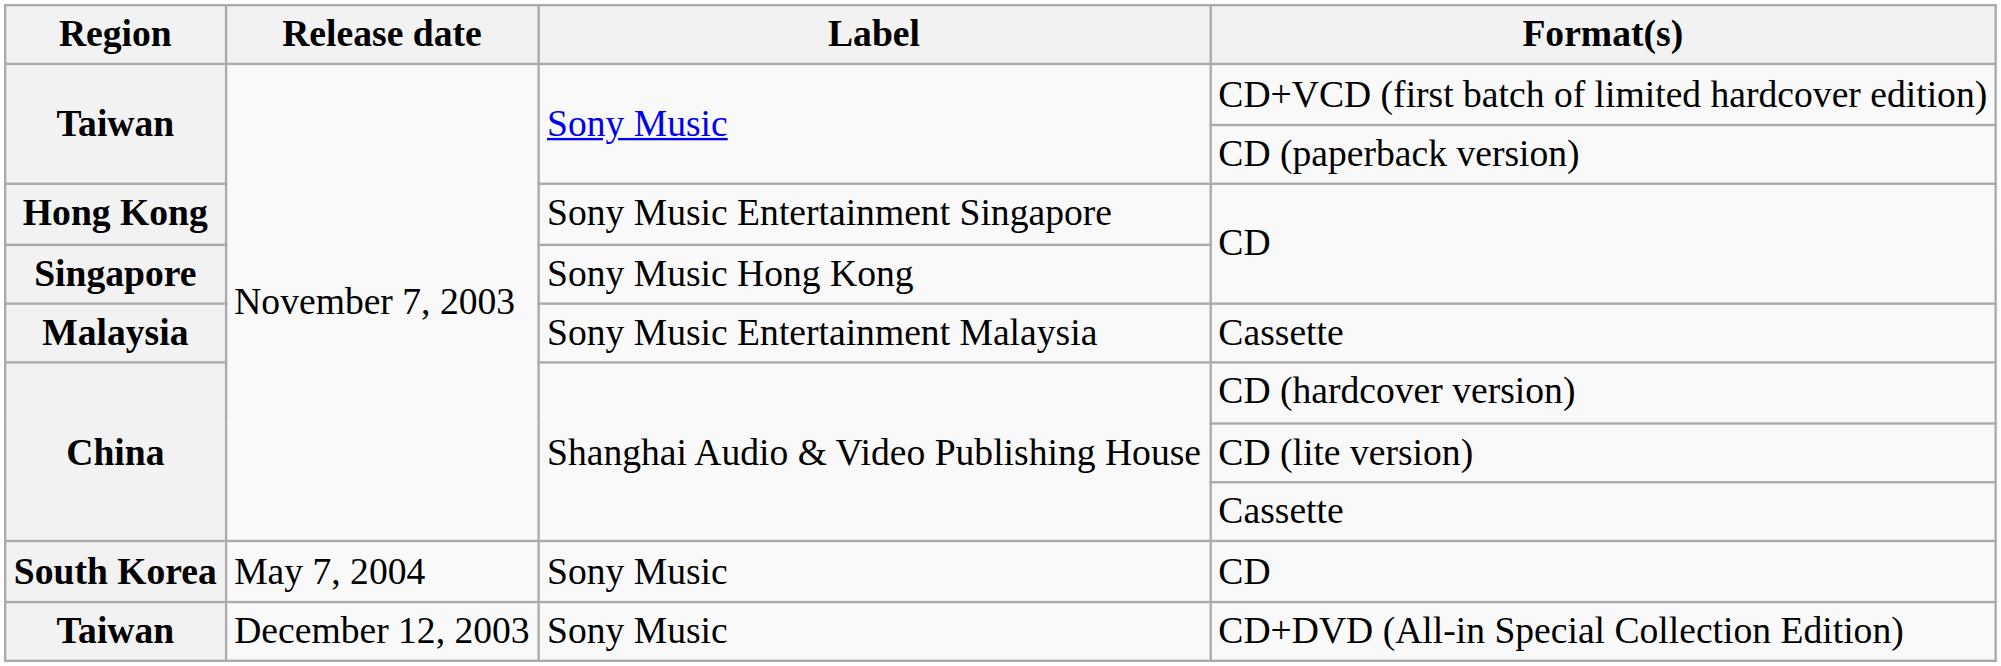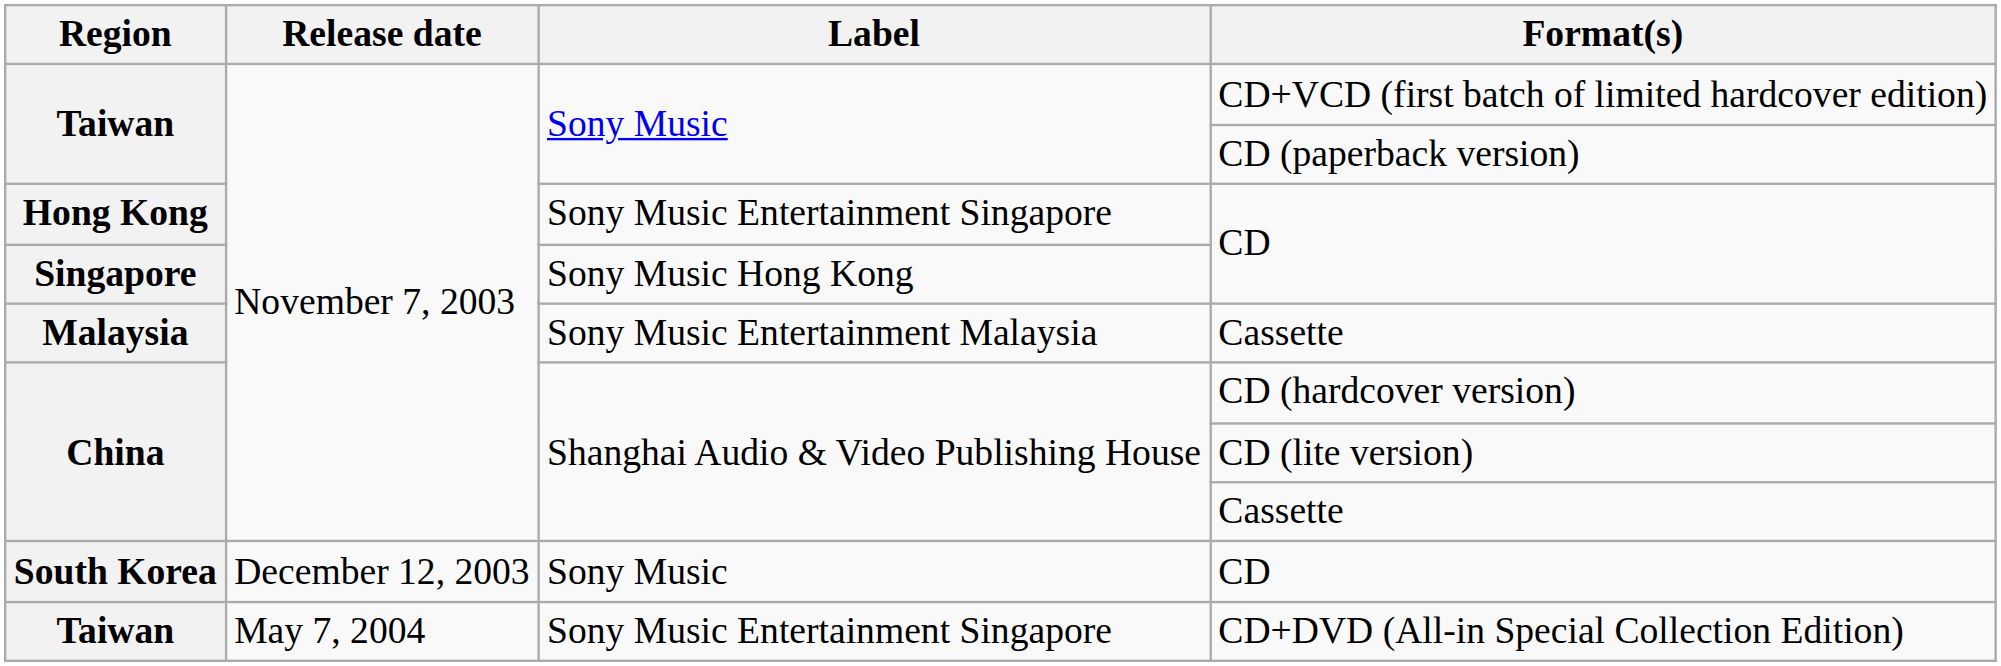(330, 570) May 7, 2004 -> (382, 570) December 12, 2003
(382, 630) December 12, 2003 -> (330, 630) May 7, 2004
(637, 630) Sony Music -> (829, 630) Sony Music Entertainment Singapore
